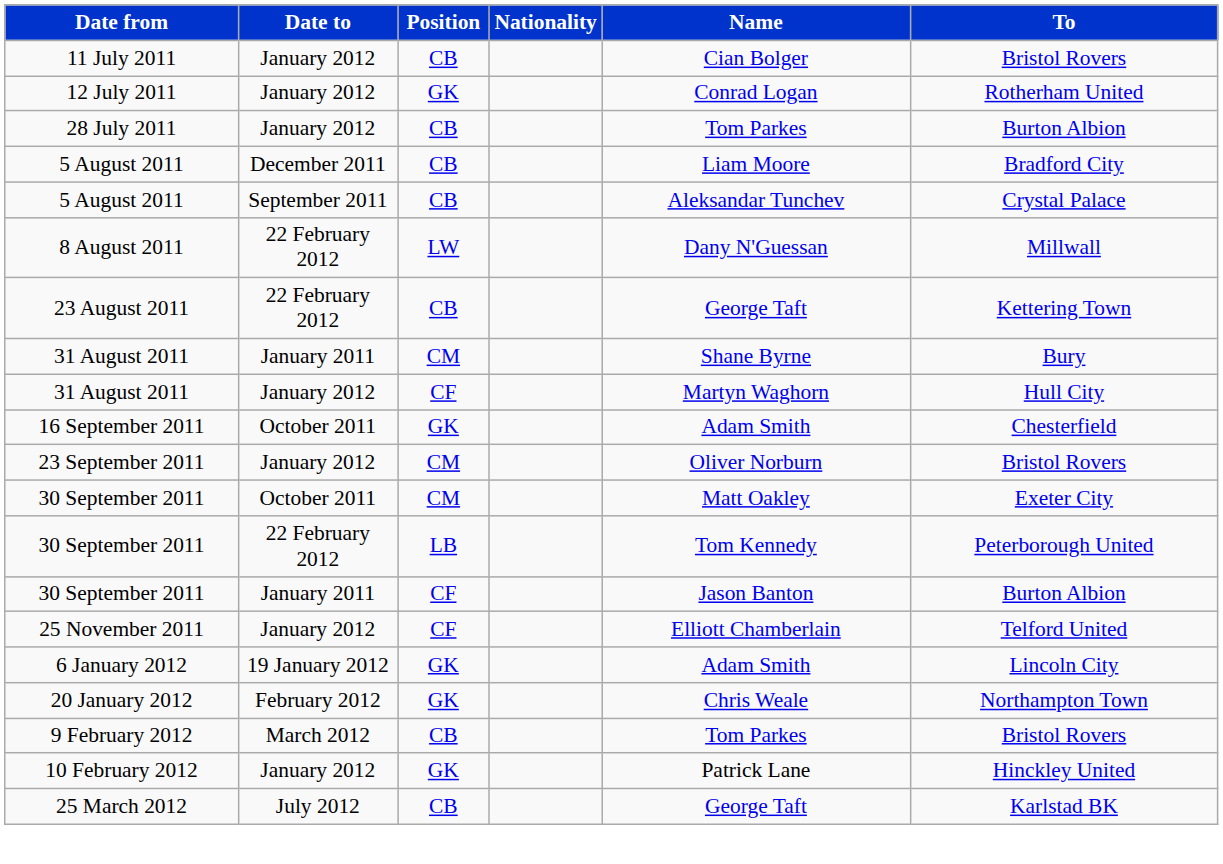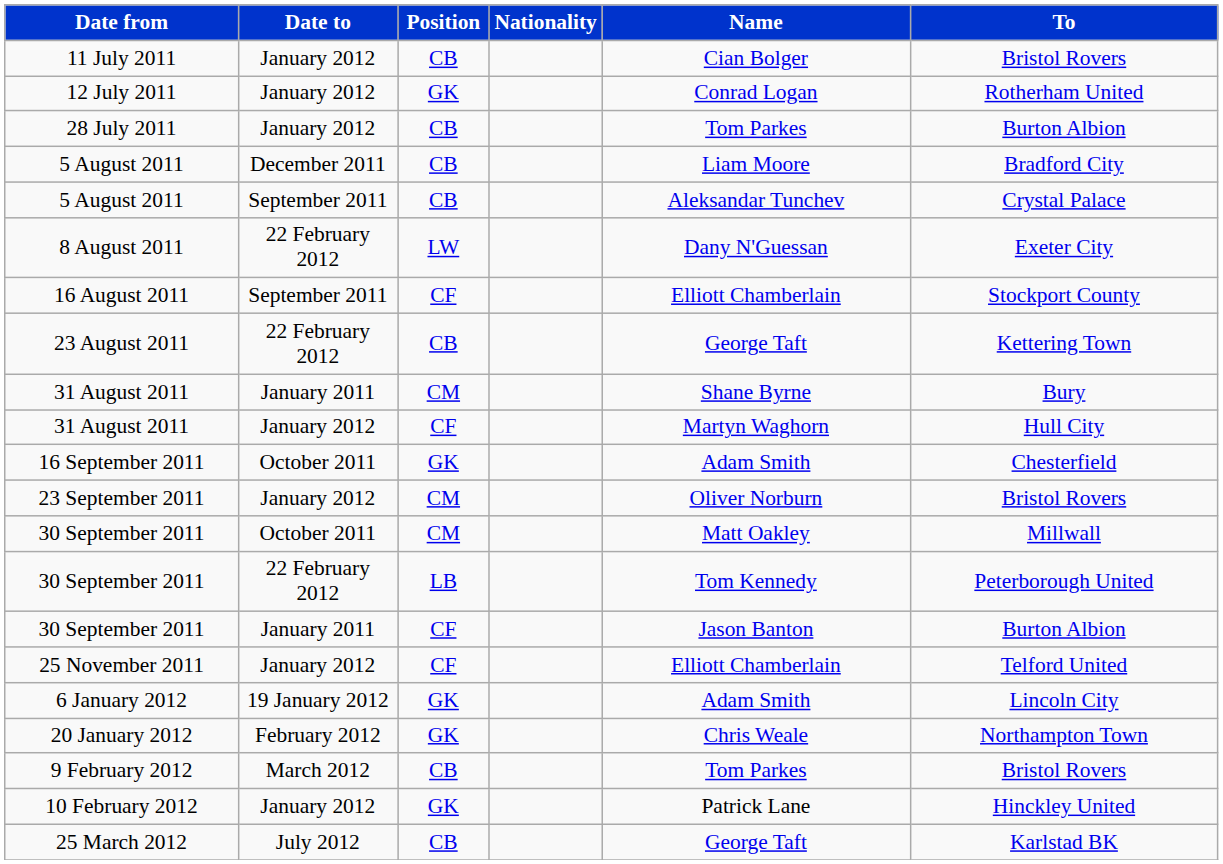(1064, 247) Millwall -> (1064, 247) Exeter City
+ row: (122, 295)
(1064, 497) Exeter City -> (1064, 533) Millwall
